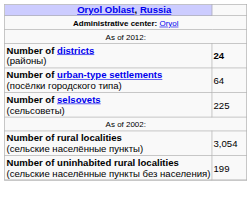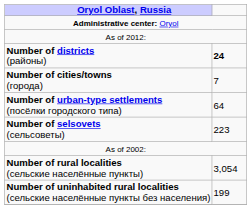+ row: (59, 80)
(222, 105) 225 -> (222, 129) 223
